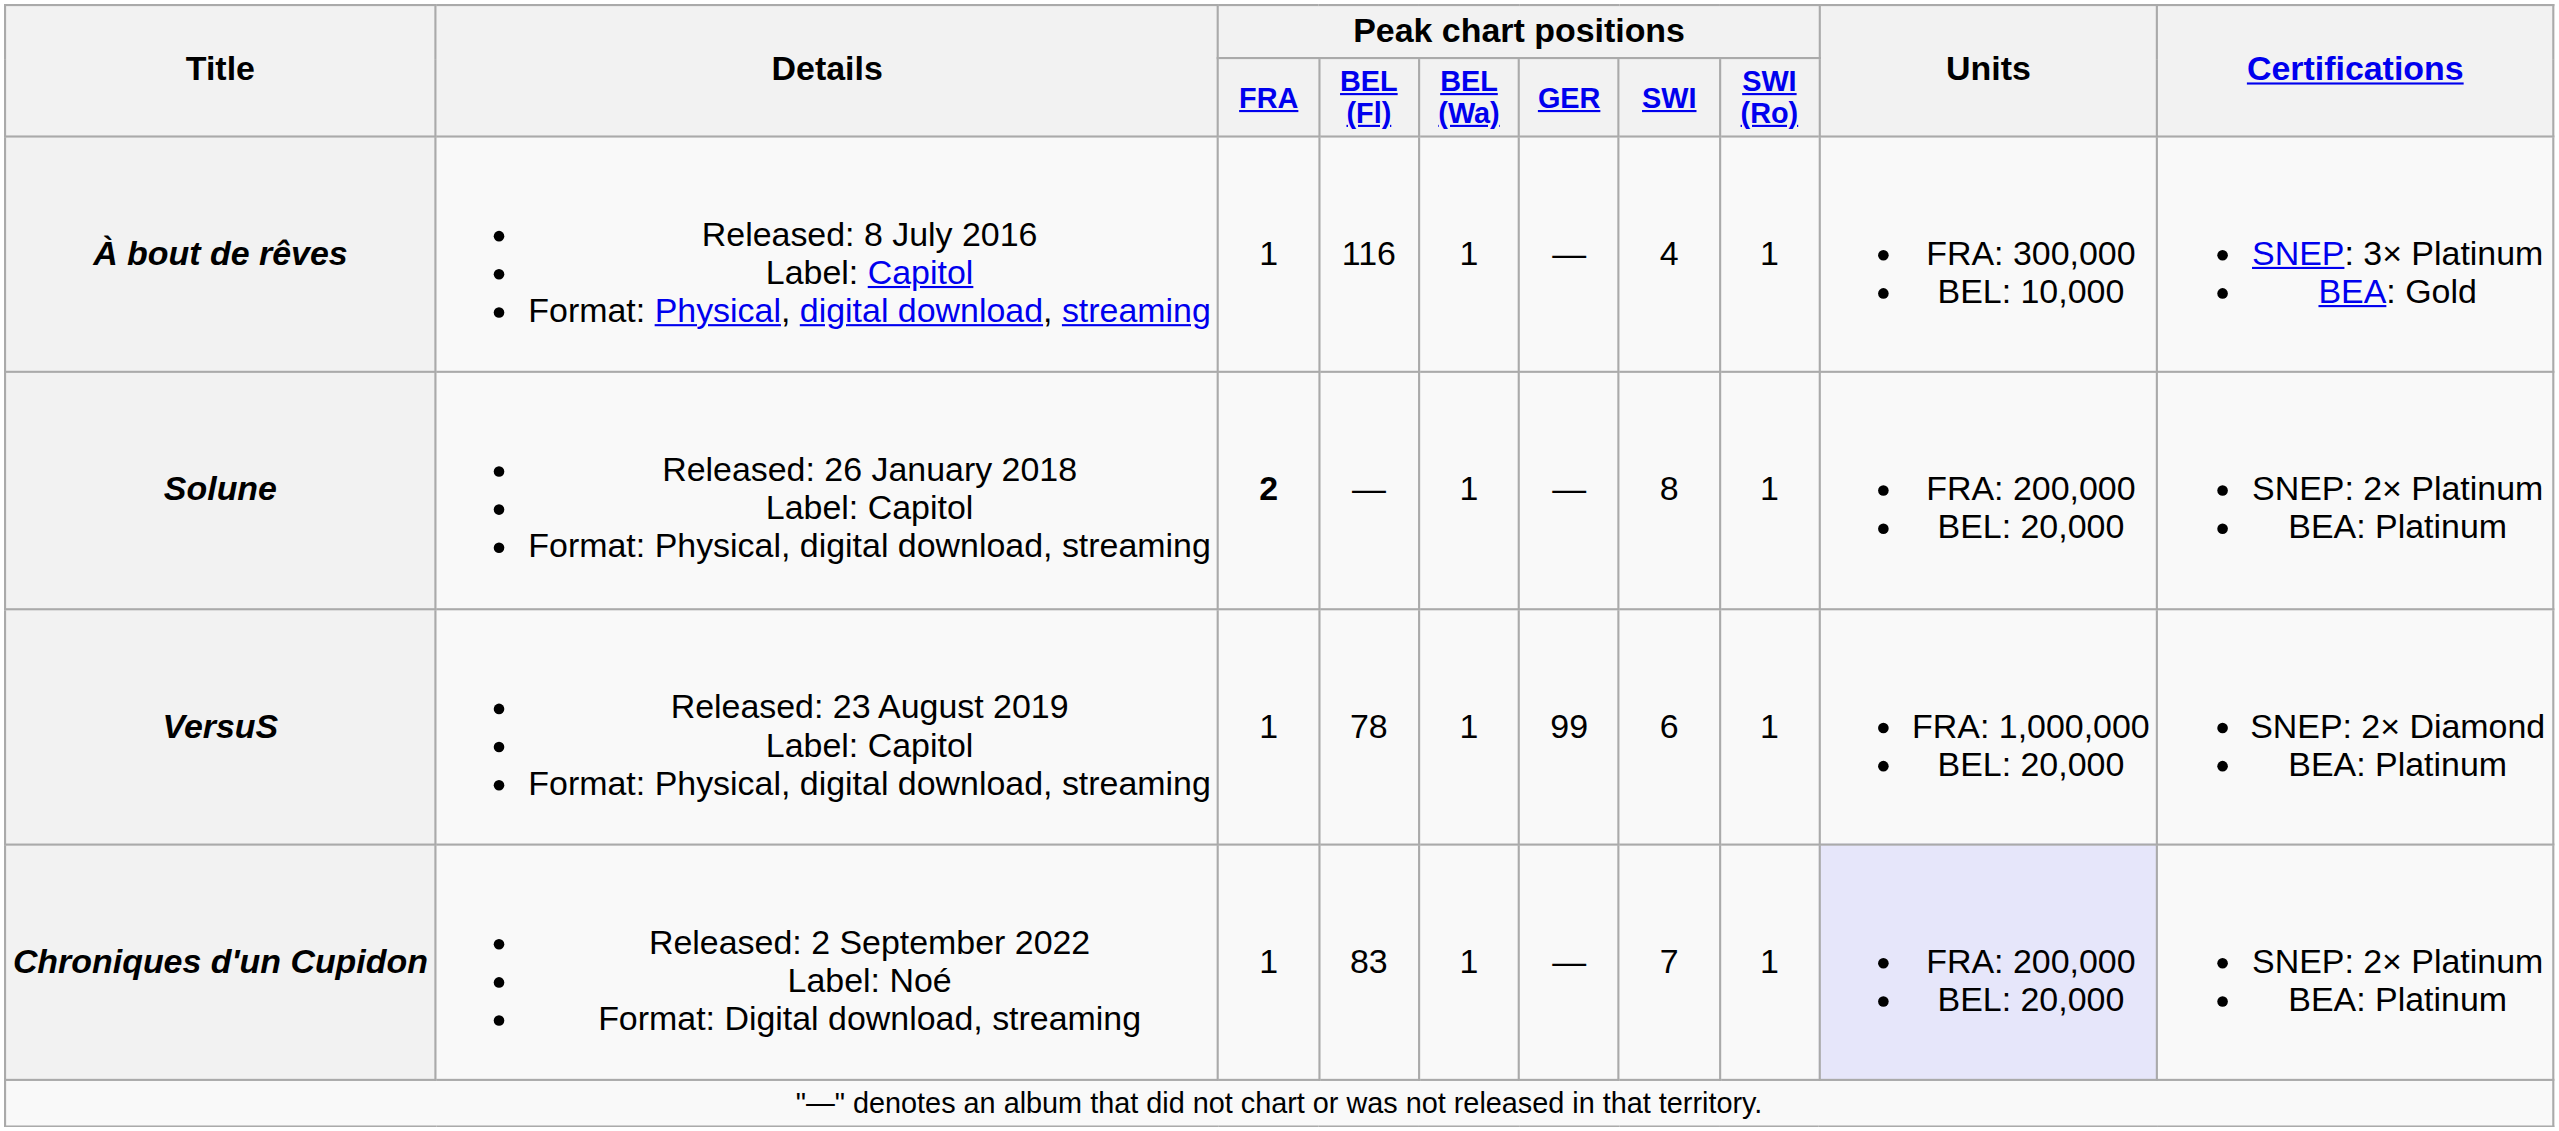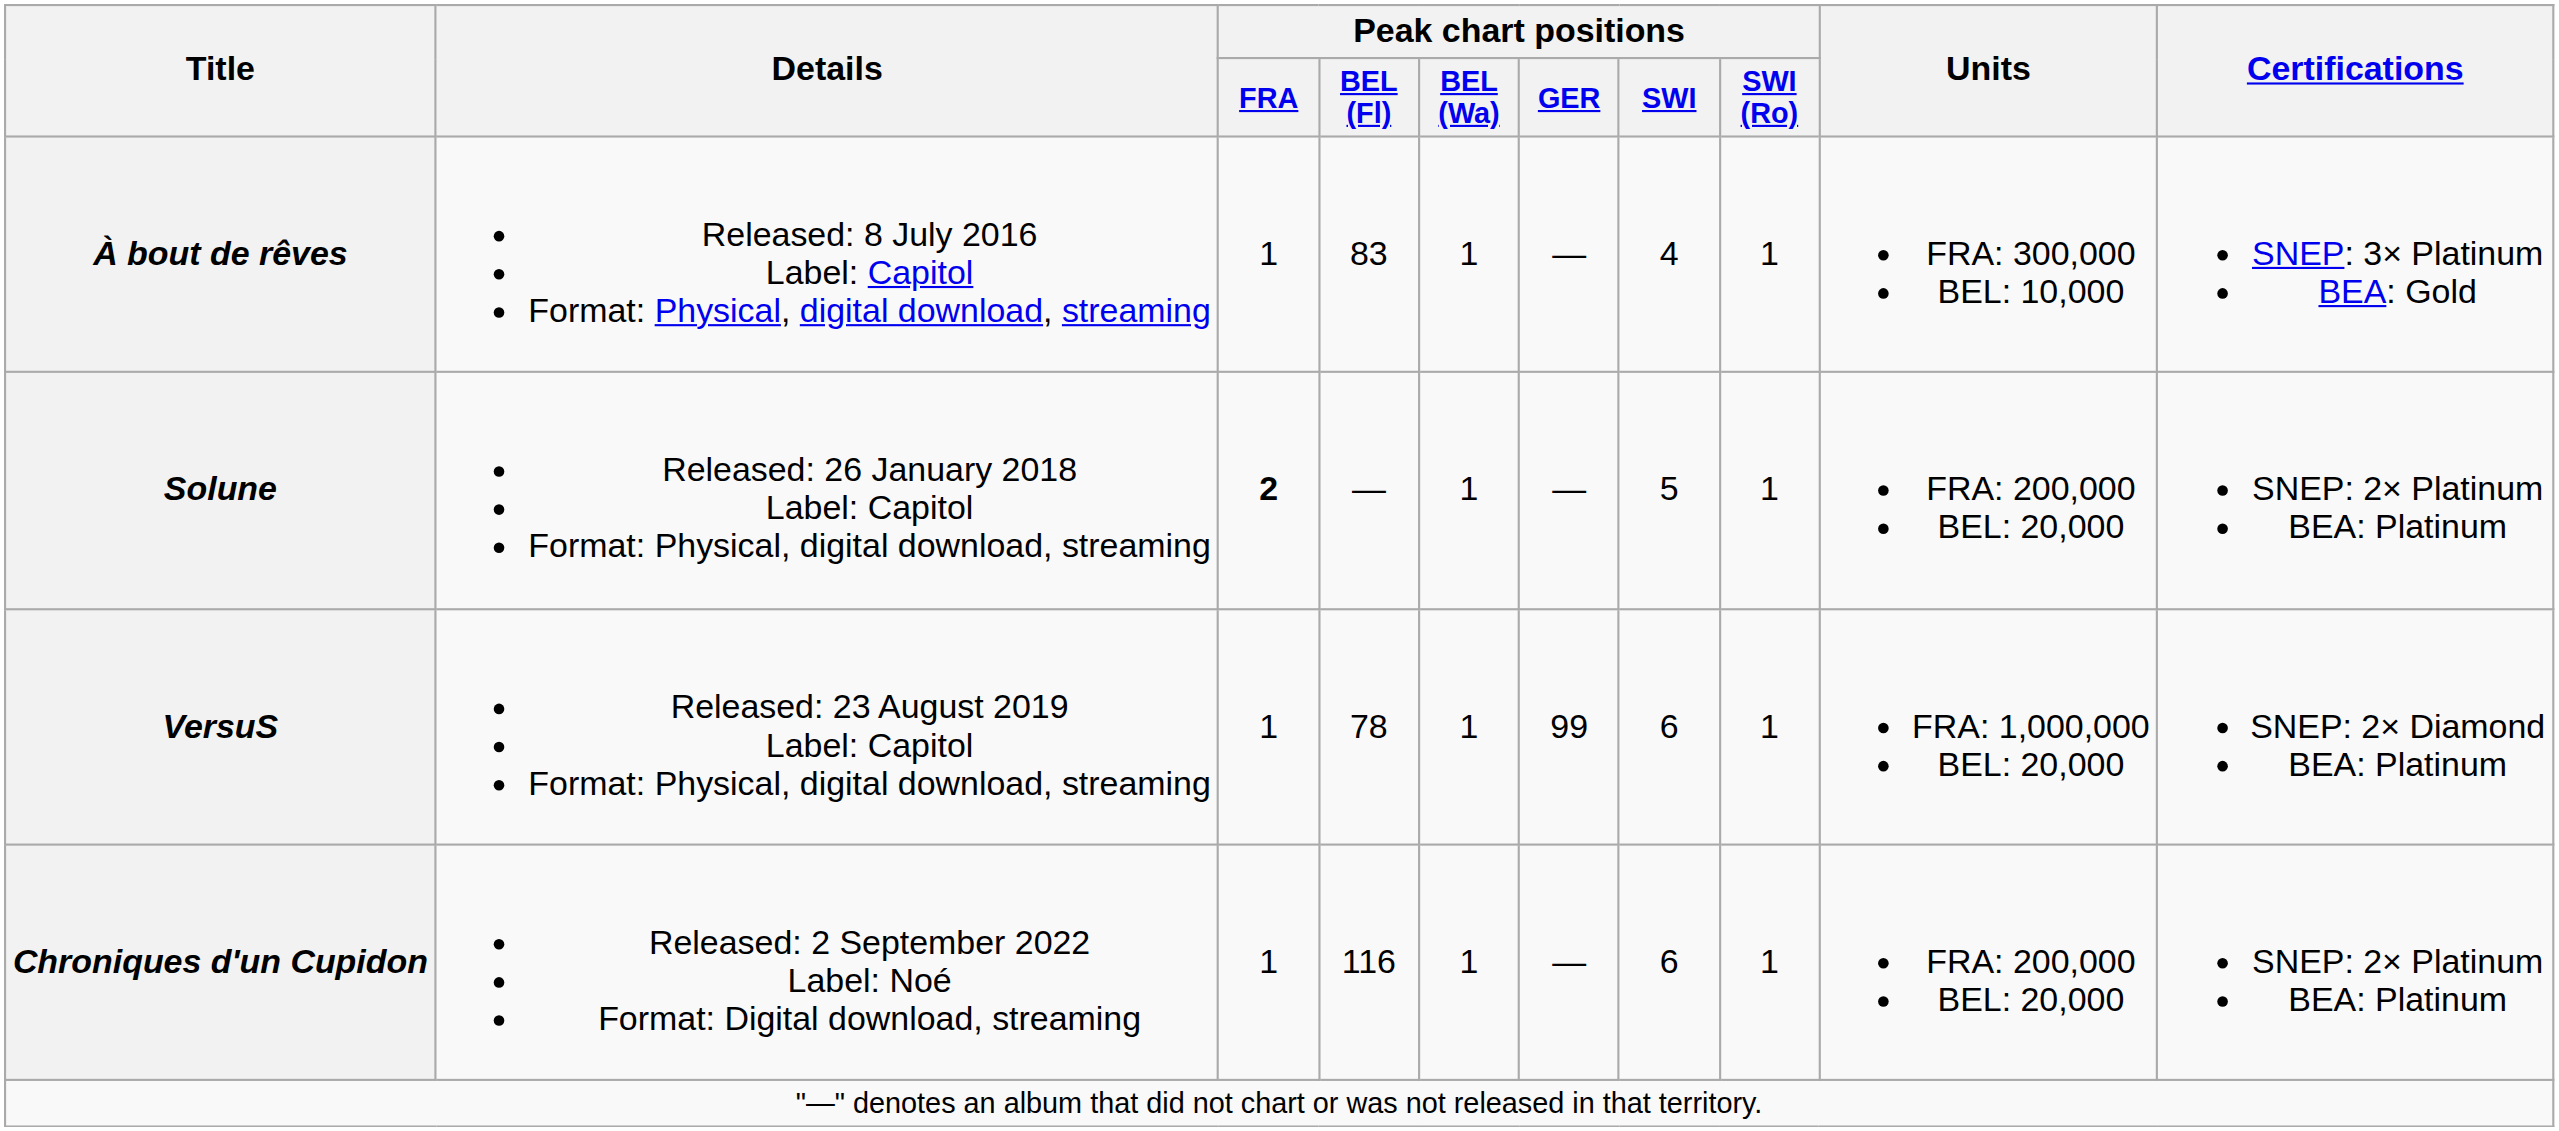(1369, 253) 116 -> (1369, 253) 83
(1669, 489) 8 -> (1669, 489) 5
(1369, 961) 83 -> (1369, 961) 116
(1669, 961) 7 -> (1669, 961) 6
(1989, 982) lavender background -> (1989, 982) no background
